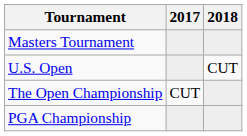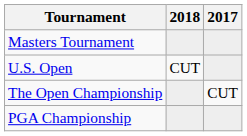columns swapped: (185, 17) <-> (223, 17)
